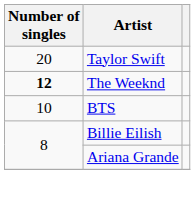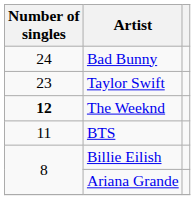+ row: (122, 58)
(44, 58) 20 -> (44, 83) 23
(44, 108) 10 -> (44, 132) 11
